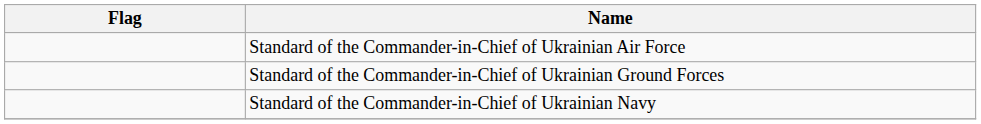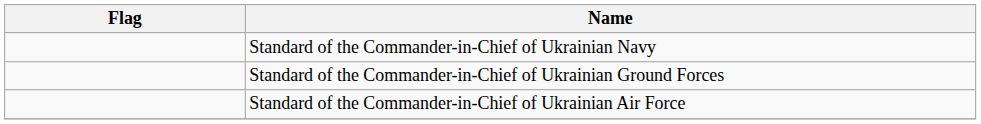rows swapped: (453, 103) <-> (467, 47)
